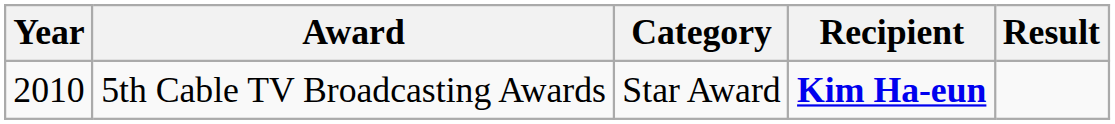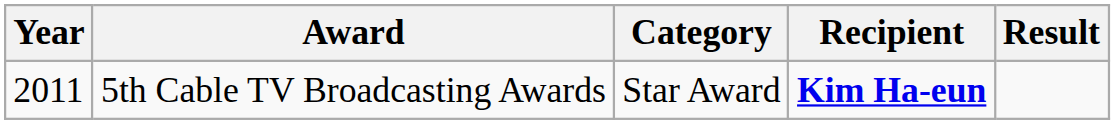(49, 89) 2010 -> (48, 89) 2011
